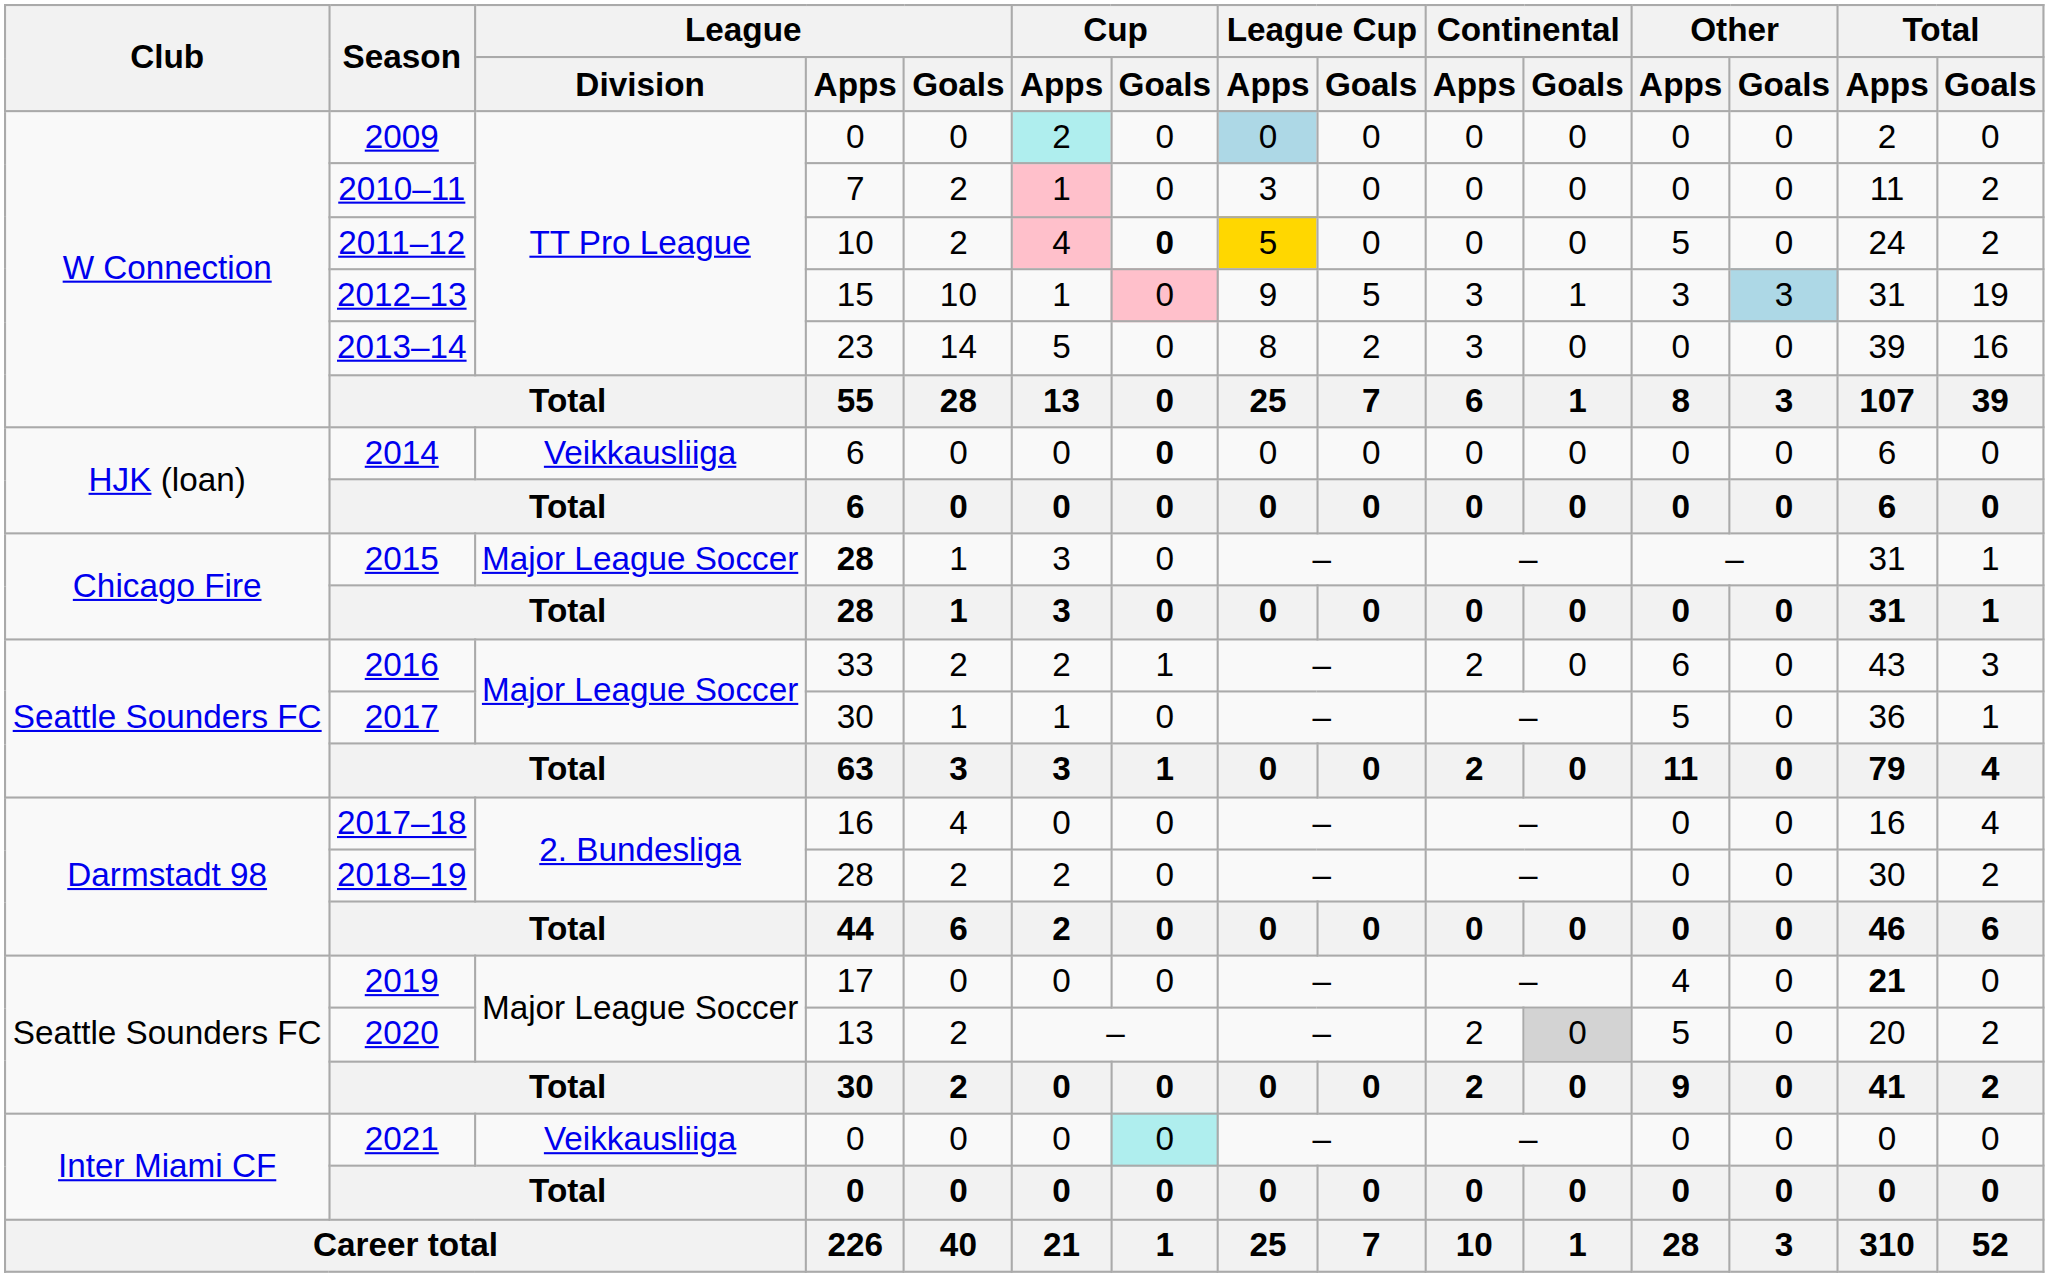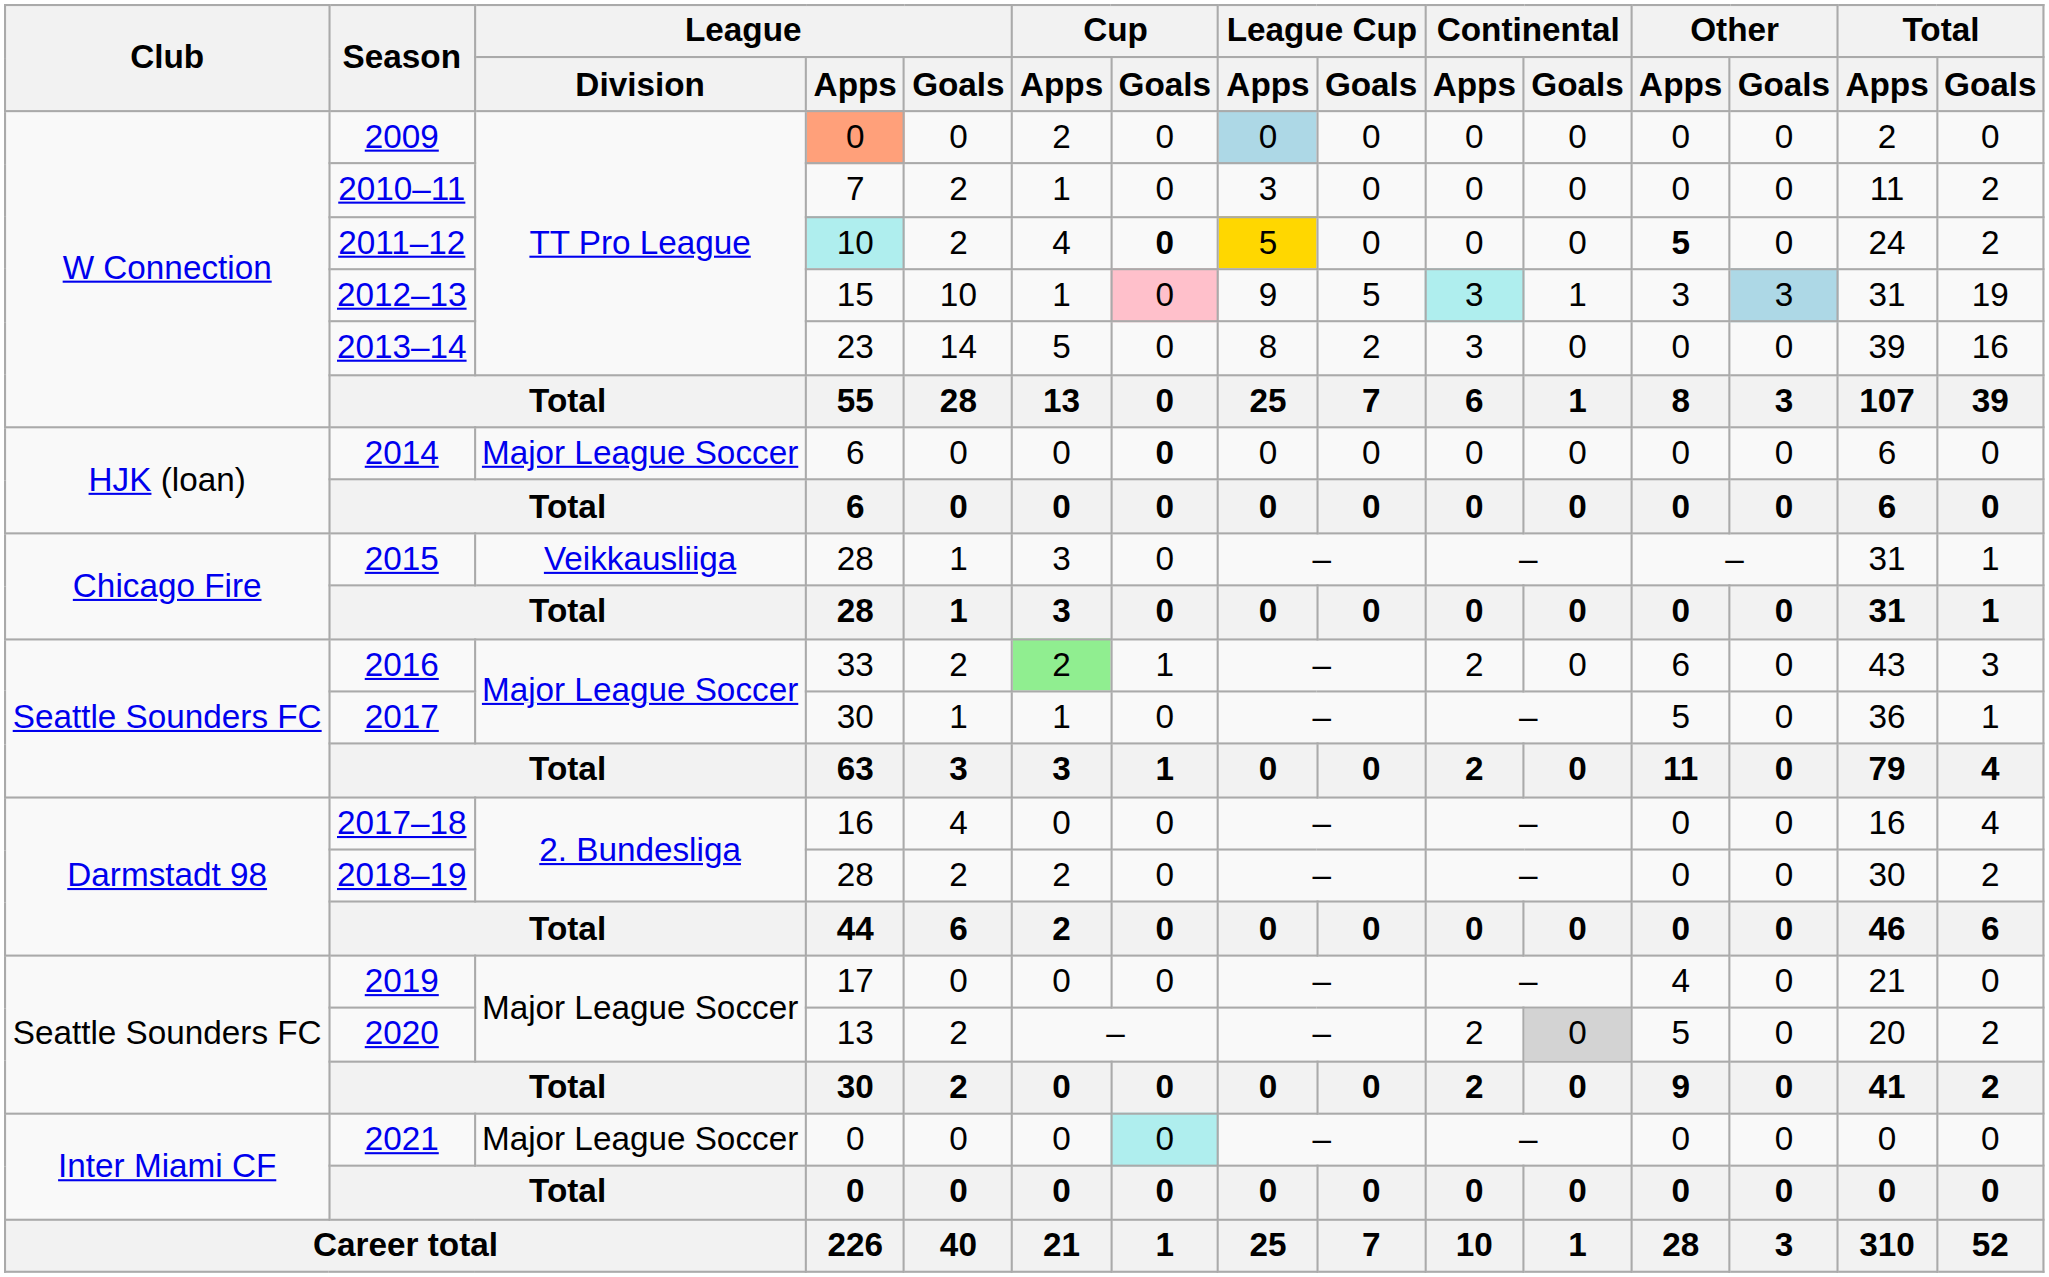(855, 136) no background -> (855, 136) lightsalmon background
(1062, 136) paleturquoise background -> (1062, 136) no background
(1062, 189) pink background -> (1062, 189) no background
(855, 242) no background -> (855, 242) paleturquoise background
(1062, 242) pink background -> (1062, 242) no background
(1681, 242) normal -> (1681, 242) bold
(1474, 294) no background -> (1474, 294) paleturquoise background
(640, 453) Veikkausliiga -> (640, 453) Major League Soccer
(640, 558) Major League Soccer -> (640, 558) Veikkausliiga
(855, 558) bold -> (855, 558) normal
(1062, 664) no background -> (1062, 664) lightgreen background
(1887, 980) bold -> (1887, 980) normal
(640, 1139) Veikkausliiga -> (640, 1139) Major League Soccer
